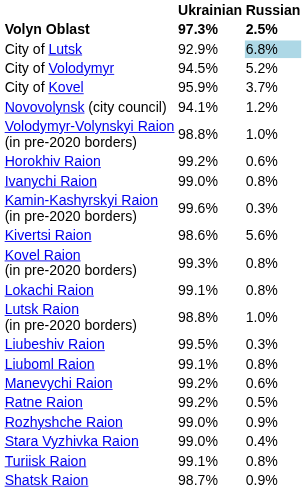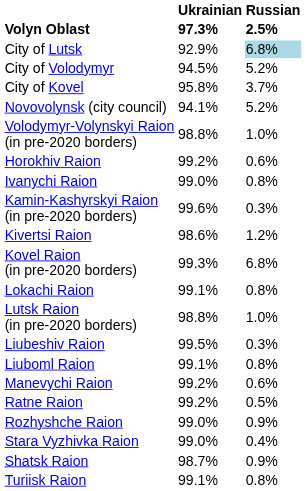(198, 88) 95.9% -> (198, 88) 95.8%
(262, 107) 1.2% -> (262, 107) 5.2%
(262, 235) 5.6% -> (262, 235) 1.2%
(262, 263) 0.8% -> (262, 263) 6.8%
rows swapped: (45, 461) <-> (47, 480)
